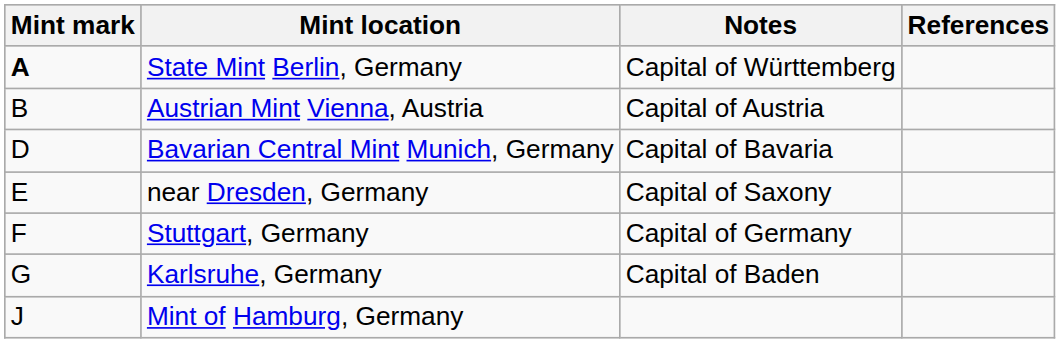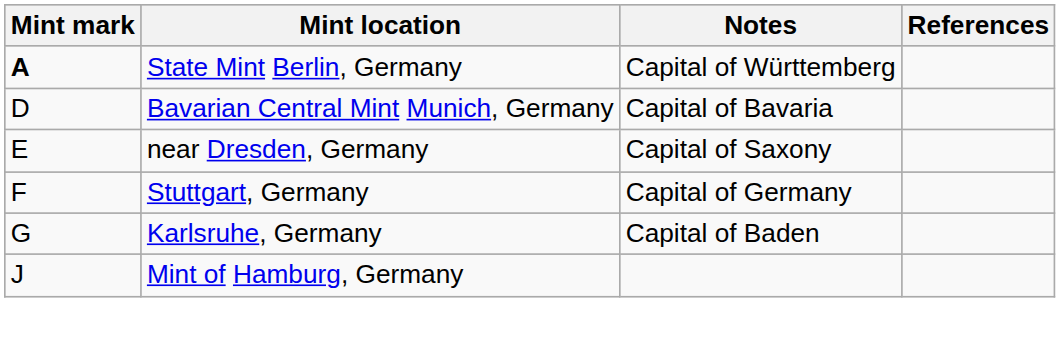- row: (315, 108)
